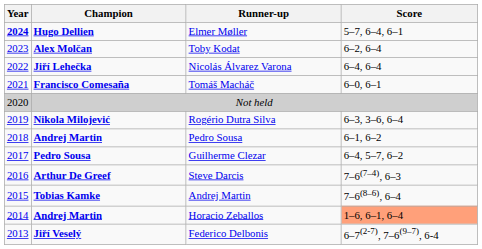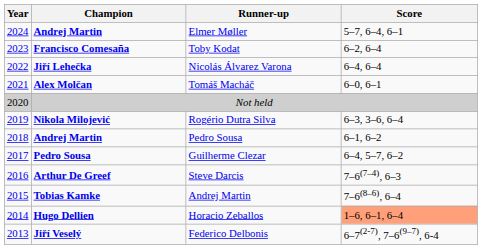(18, 31) bold -> (18, 31) normal
(64, 31) Hugo Dellien -> (68, 31) Andrej Martin
(63, 49) Alex Molčan -> (81, 49) Francisco Comesaña
(81, 85) Francisco Comesaña -> (63, 85) Alex Molčan
(68, 215) Andrej Martin -> (64, 215) Hugo Dellien
